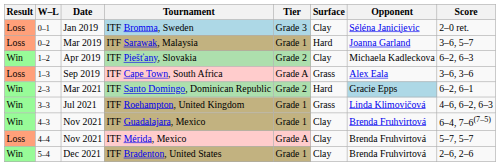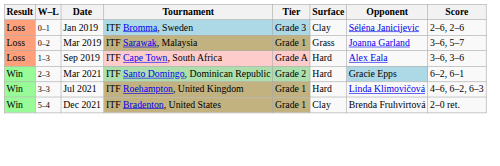(454, 27) 2–0 ret. -> (447, 27) 2–6, 2–6
(323, 43) Hard -> (323, 43) Grass
- row: (152, 58)
(324, 74) Grass -> (322, 58) Hard
(324, 105) Grass -> (322, 89) Hard
- row: (156, 121)
- row: (147, 138)
(456, 154) 2–6, 2–6 -> (445, 105) 2–0 ret.
